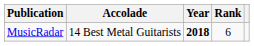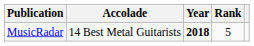(228, 31) 6 -> (228, 31) 5
